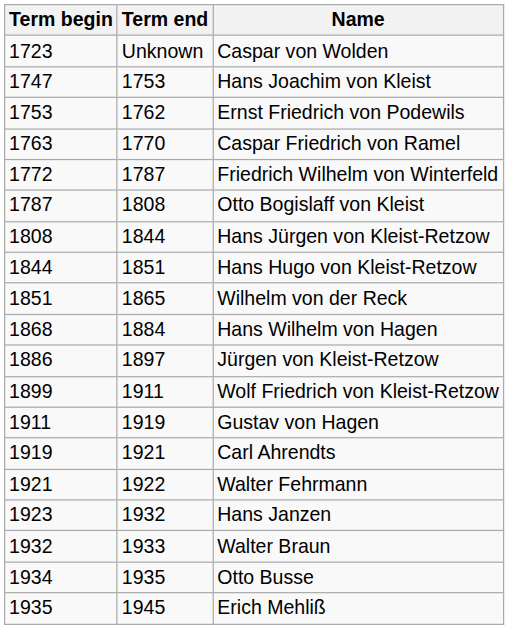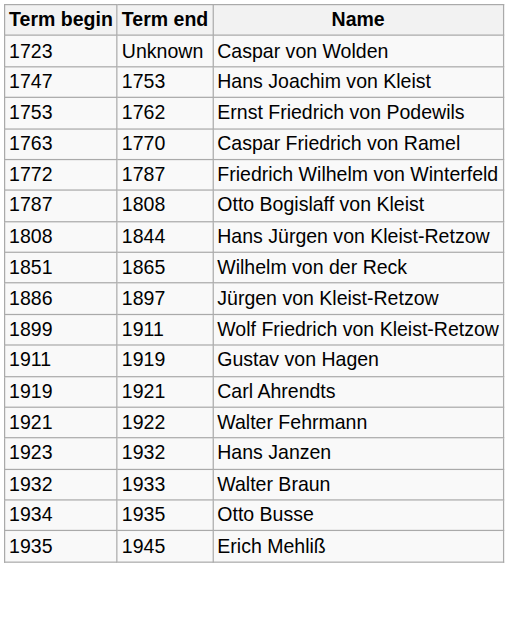- row: (347, 267)
- row: (327, 329)
